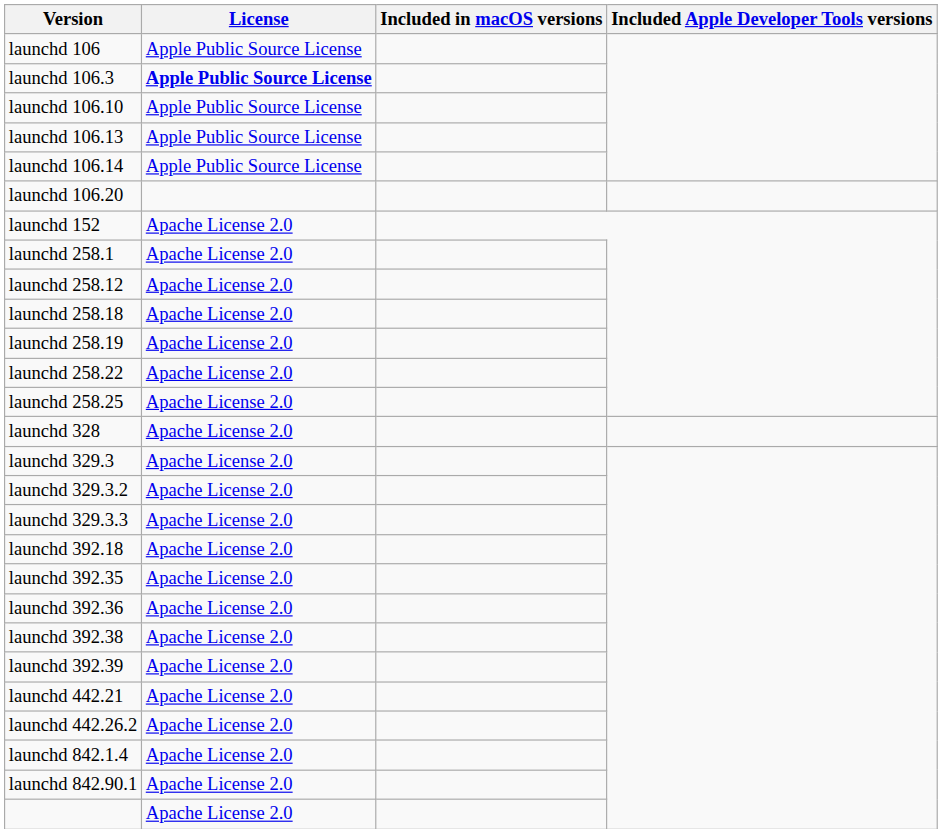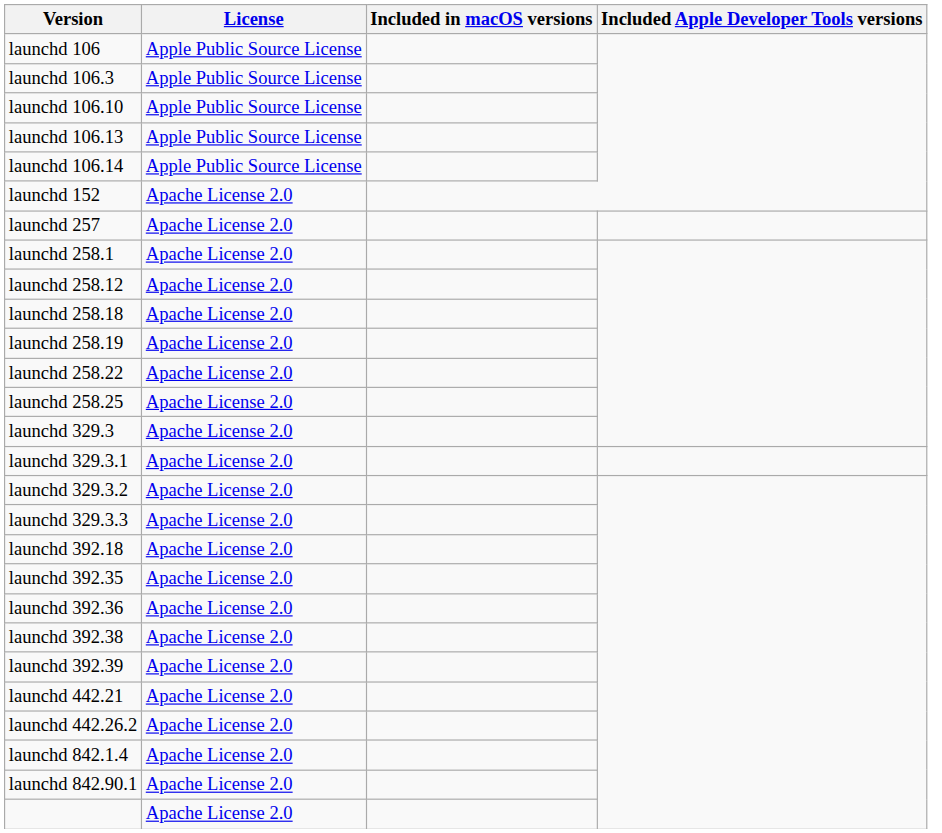(259, 78) bold -> (254, 78) normal
- row: (66, 195)
+ row: (54, 225)
- row: (54, 431)
+ row: (68, 460)
